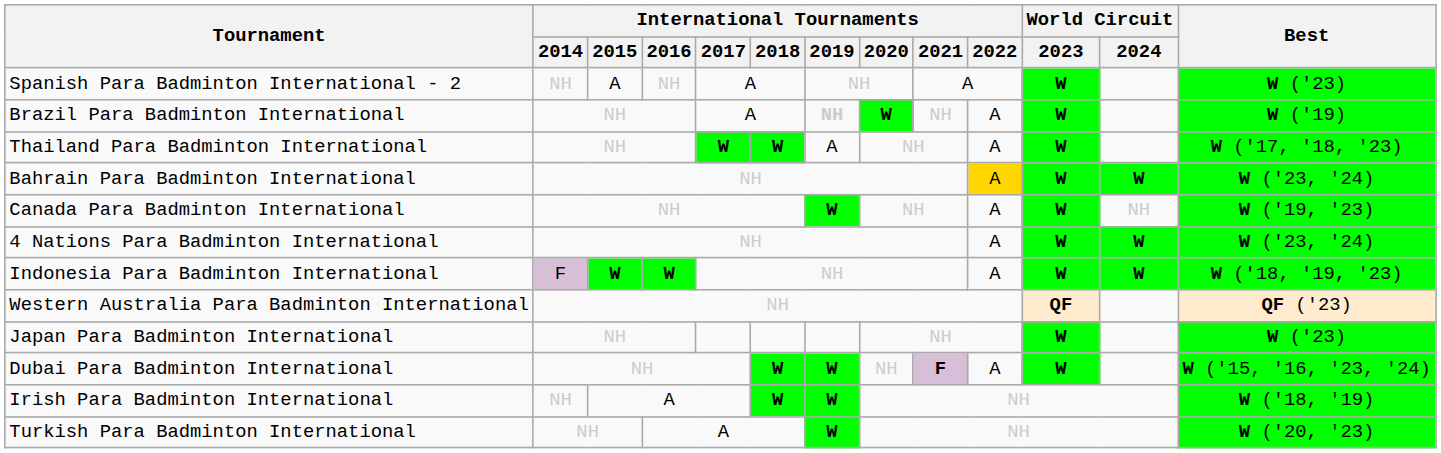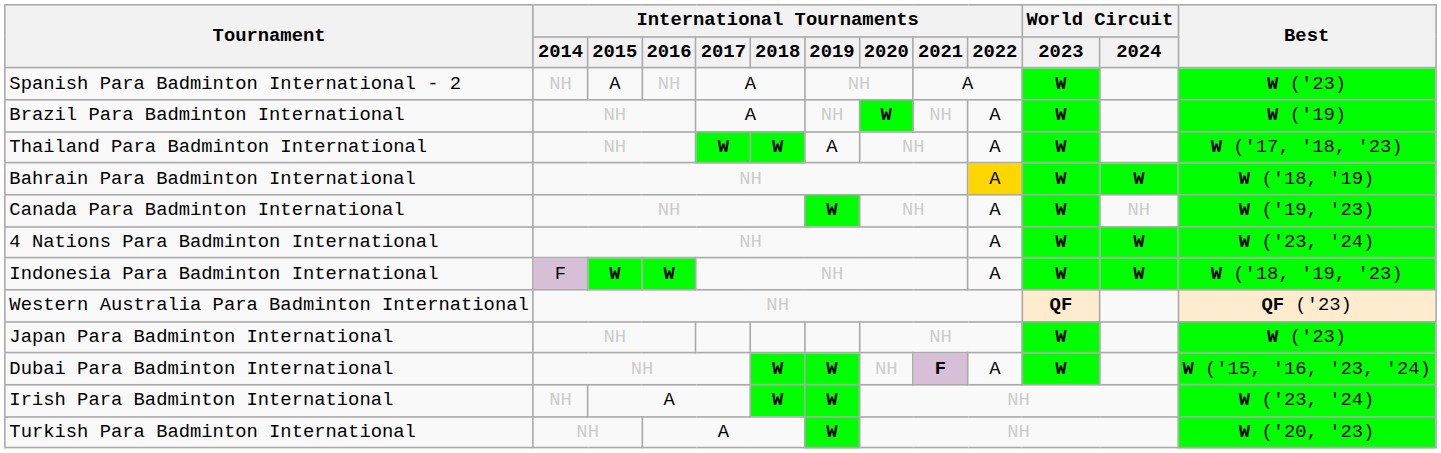(832, 115) bold -> (832, 115) normal
(1307, 179) W ('23, '24) -> (1307, 179) W ('18, '19)
(1307, 400) W ('18, '19) -> (1307, 400) W ('23, '24)
